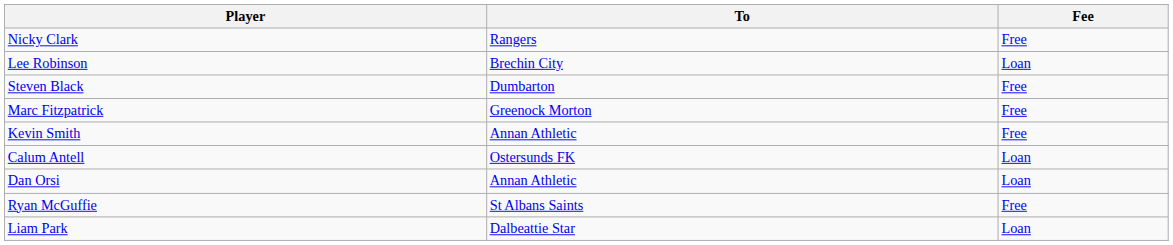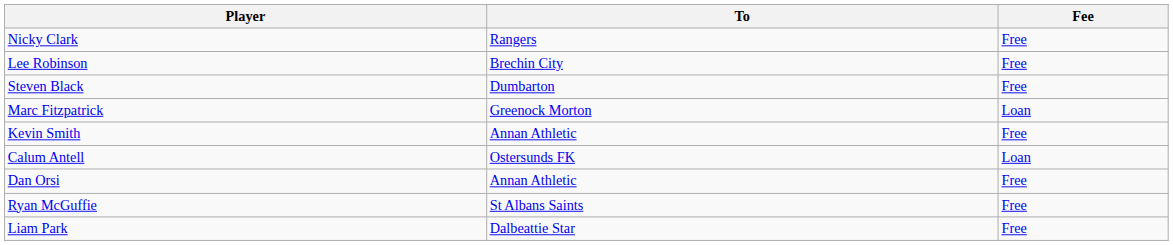(1016, 63) Loan -> (1014, 63) Free
(1014, 110) Free -> (1016, 110) Loan
(1016, 181) Loan -> (1014, 181) Free
(1016, 228) Loan -> (1014, 228) Free
